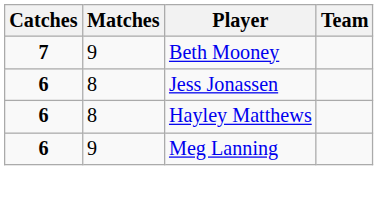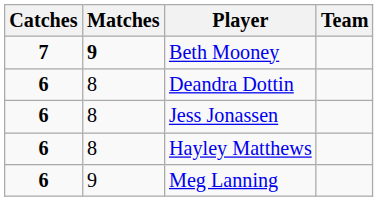(92, 52) normal -> (92, 52) bold
+ row: (231, 84)
